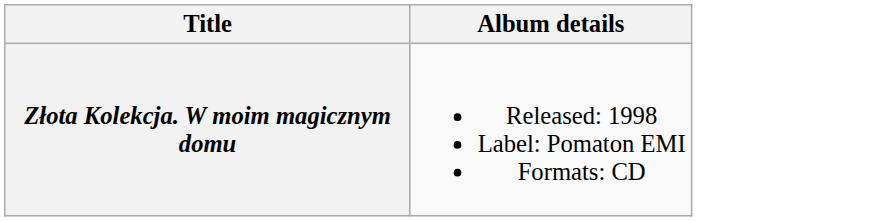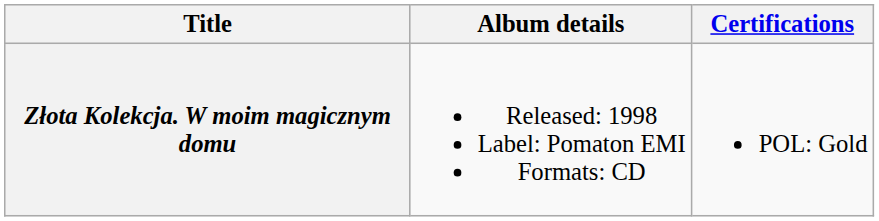+ column: (782, 24)
